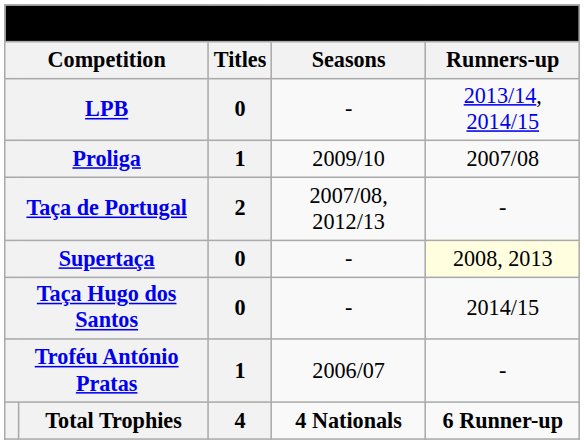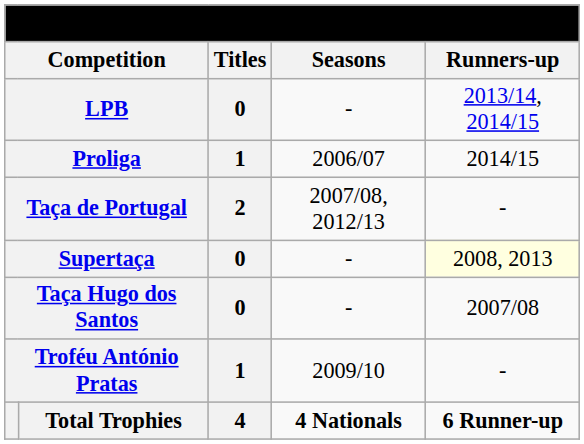(349, 159) 2009/10 -> (349, 159) 2006/07
(503, 159) 2007/08 -> (503, 159) 2014/15
(503, 308) 2014/15 -> (503, 308) 2007/08
(349, 370) 2006/07 -> (349, 370) 2009/10
